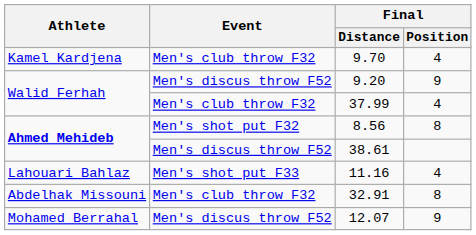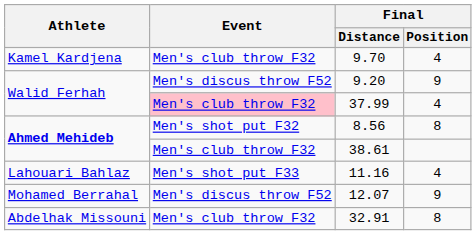(234, 104) no background -> (234, 104) pink background
(242, 150) Men's discus throw F52 -> (234, 150) Men's club throw F32
rows swapped: (369, 218) <-> (369, 196)
